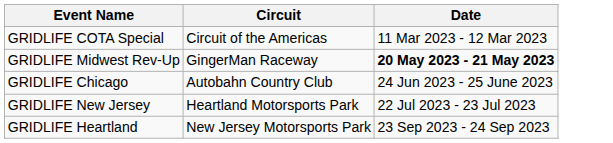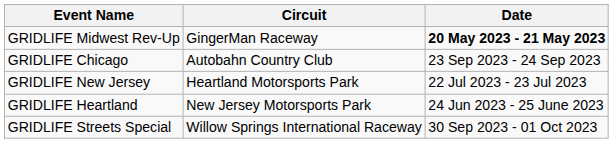- row: (86, 37)
(465, 82) 24 Jun 2023 - 25 June 2023 -> (514, 60) 23 Sep 2023 - 24 Sep 2023
(464, 127) 23 Sep 2023 - 24 Sep 2023 -> (516, 104) 24 Jun 2023 - 25 June 2023
+ row: (89, 127)
